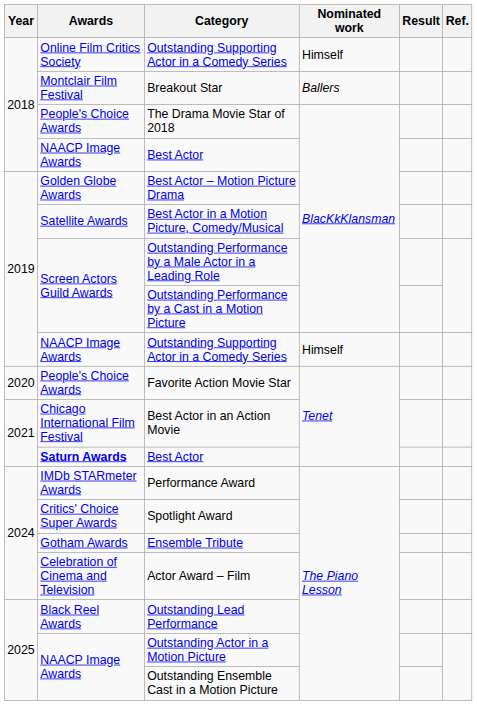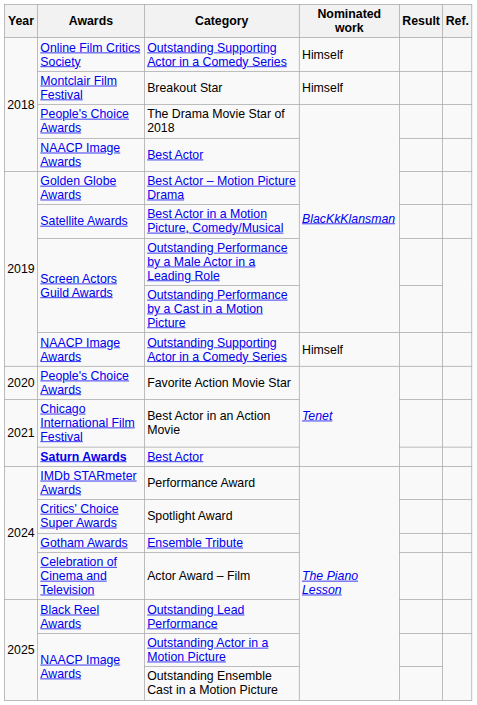(321, 87) Ballers -> (323, 87) Himself
